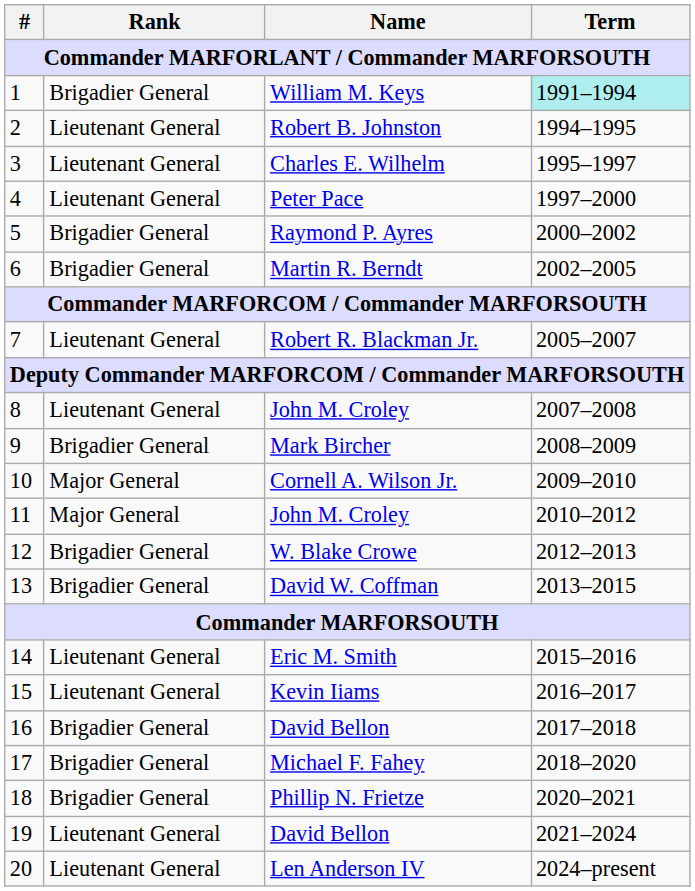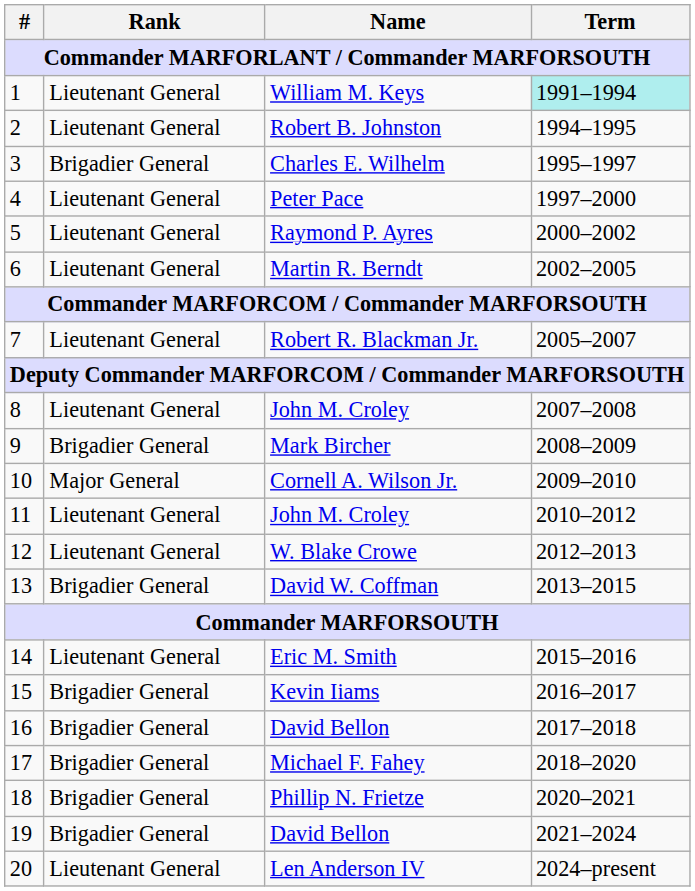(129, 92) Brigadier General -> (135, 92) Lieutenant General
(135, 163) Lieutenant General -> (129, 163) Brigadier General
(129, 233) Brigadier General -> (135, 233) Lieutenant General
(129, 269) Brigadier General -> (135, 269) Lieutenant General
(115, 515) Major General -> (135, 515) Lieutenant General
(129, 551) Brigadier General -> (135, 551) Lieutenant General
(135, 692) Lieutenant General -> (129, 692) Brigadier General
(135, 833) Lieutenant General -> (129, 833) Brigadier General
